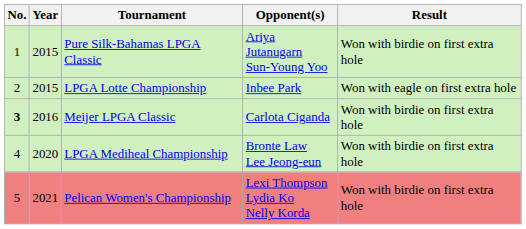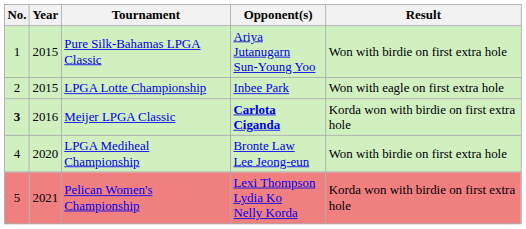(288, 117) normal -> (257, 117) bold
(417, 117) Won with birdie on first extra hole -> (422, 117) Korda won with birdie on first extra hole
(417, 198) Won with birdie on first extra hole -> (422, 198) Korda won with birdie on first extra hole
